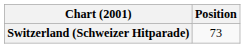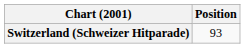(216, 33) 73 -> (216, 33) 93
